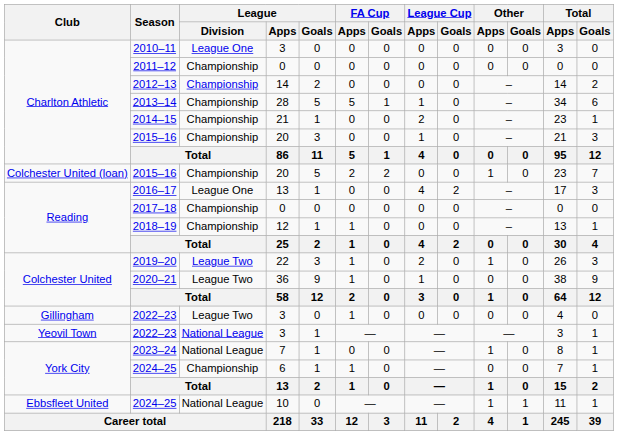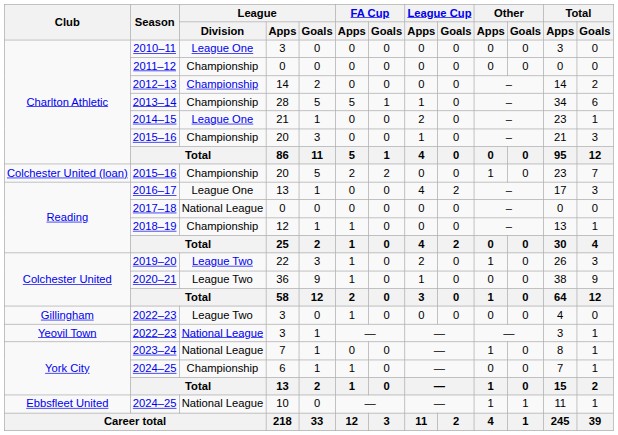(222, 119) Championship -> (222, 119) League One
(222, 208) Championship -> (222, 208) National League
